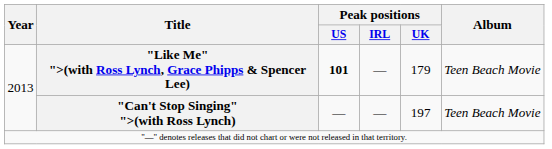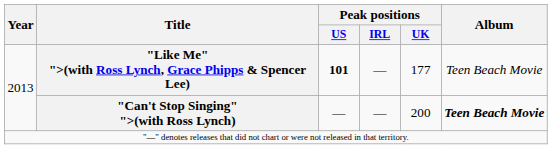(421, 69) 179 -> (421, 69) 177
(421, 112) 197 -> (421, 112) 200
(492, 112) normal -> (494, 112) bold
